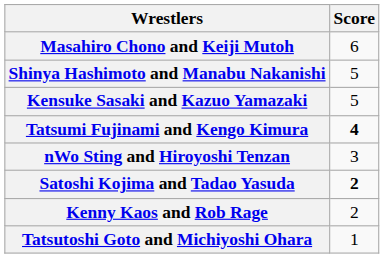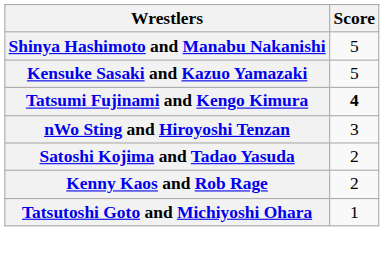- row: (167, 45)
(354, 184) bold -> (354, 156) normal
